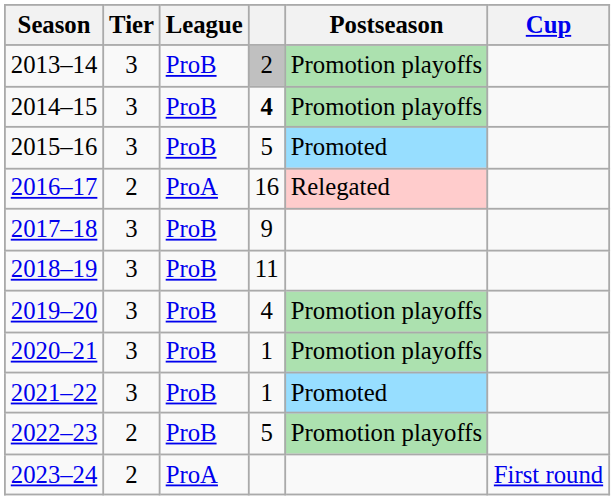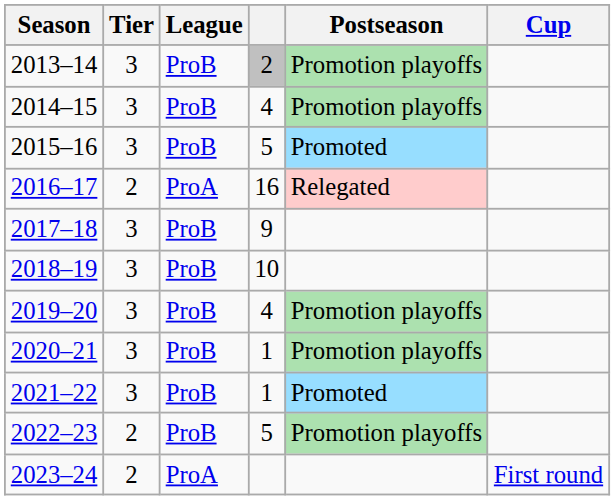(267, 106) bold -> (267, 106) normal
(267, 269) 11 -> (267, 269) 10
